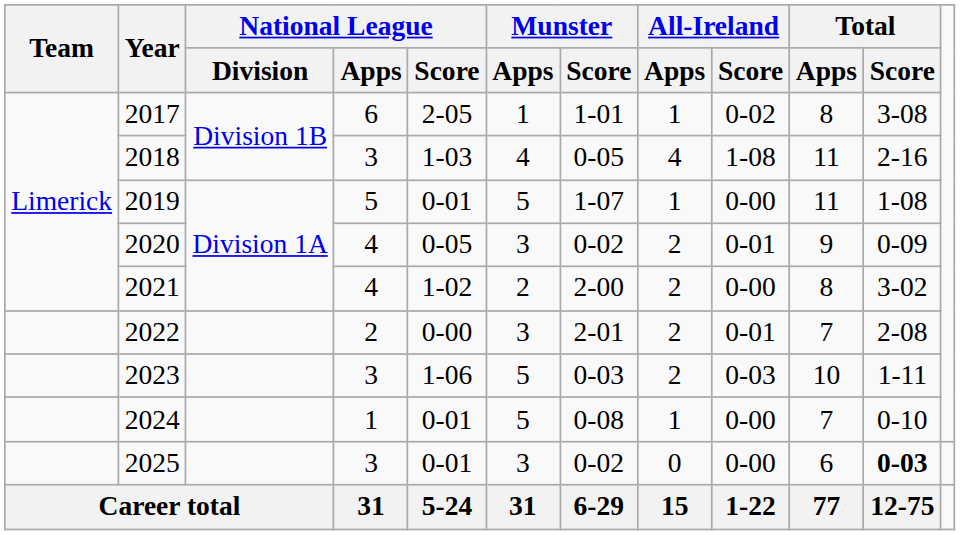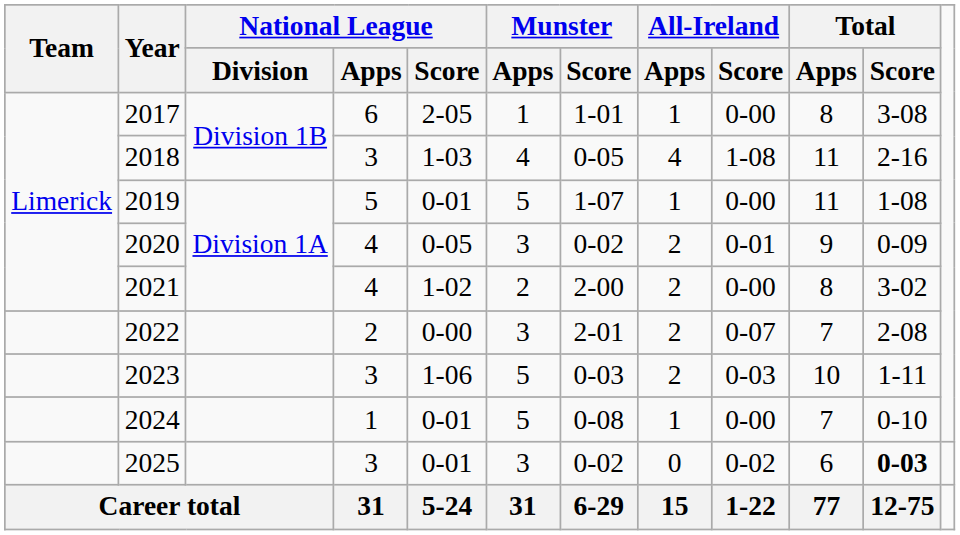(751, 113) 0-02 -> (751, 113) 0-00
(751, 331) 0-01 -> (751, 331) 0-07
(751, 462) 0-00 -> (751, 462) 0-02
